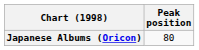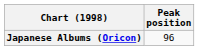(169, 38) 80 -> (169, 38) 96
